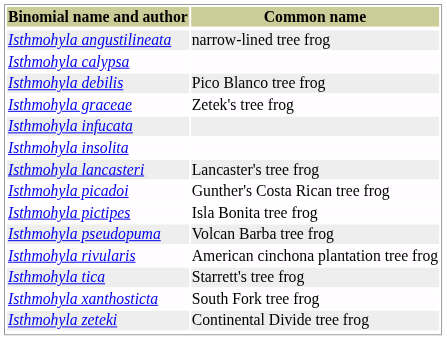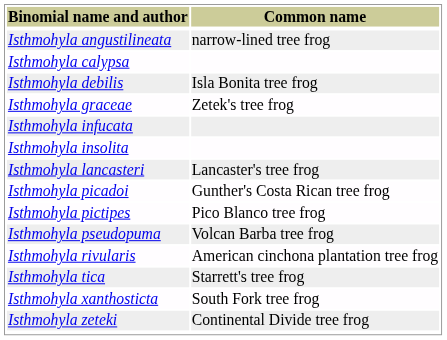(259, 83) Pico Blanco tree frog -> (255, 83) Isla Bonita tree frog
(255, 212) Isla Bonita tree frog -> (259, 212) Pico Blanco tree frog
